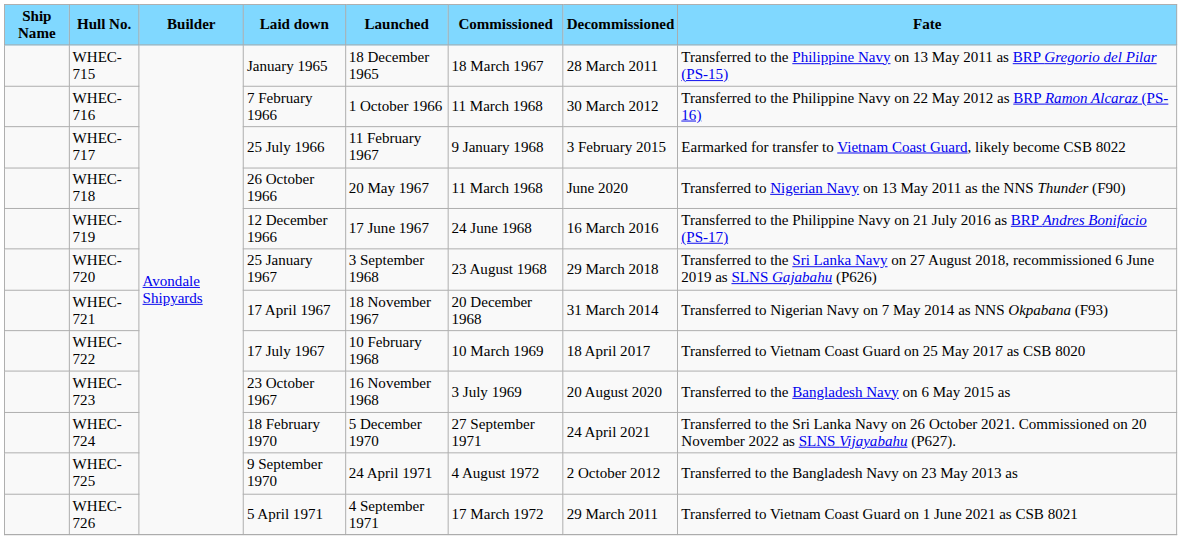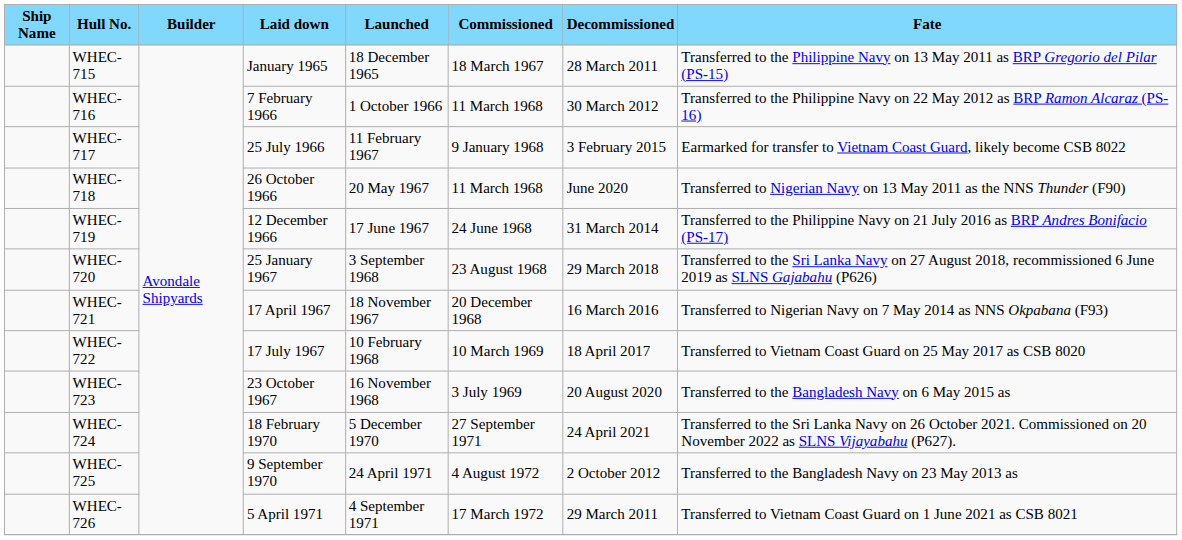(613, 228) 16 March 2016 -> (613, 228) 31 March 2014
(613, 310) 31 March 2014 -> (613, 310) 16 March 2016
